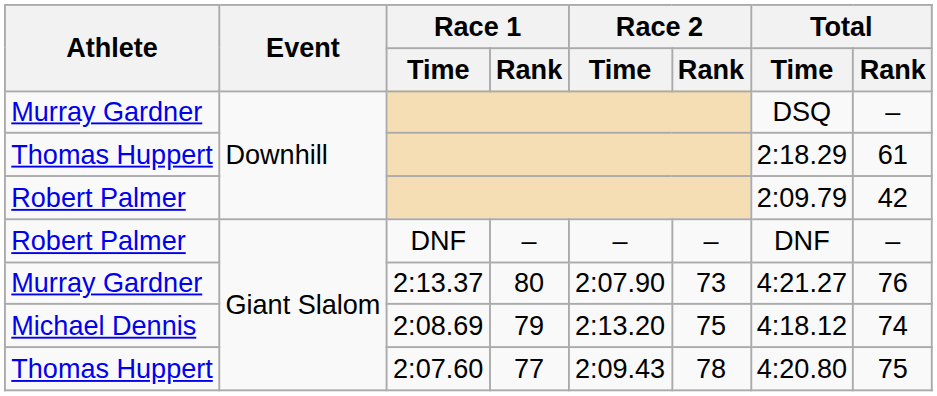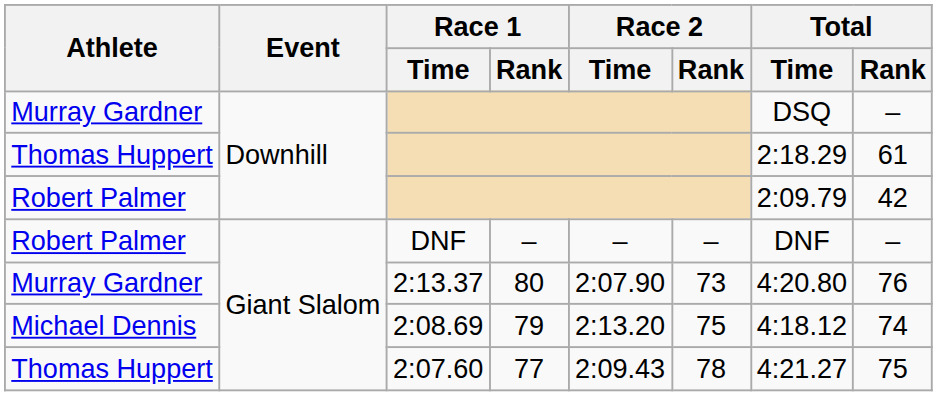(802, 283) 4:21.27 -> (802, 283) 4:20.80
(802, 369) 4:20.80 -> (802, 369) 4:21.27
